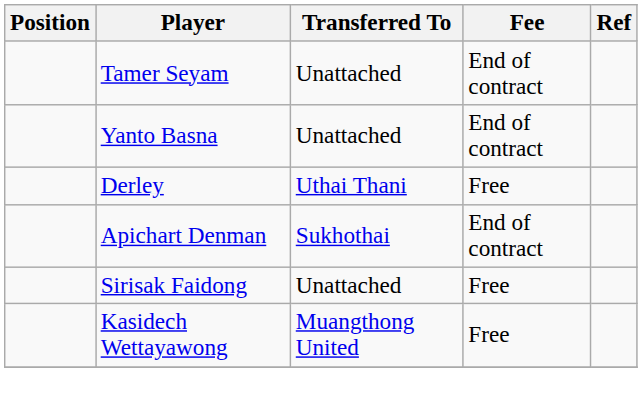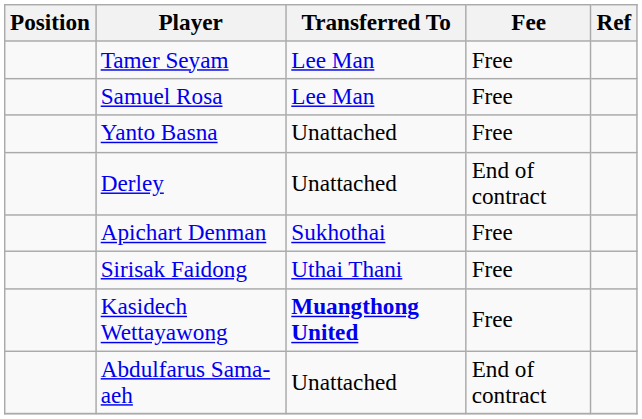(349, 72) Unattached -> (333, 59) Lee Man
(506, 72) End of contract -> (492, 59) Free
+ row: (162, 96)
(506, 135) End of contract -> (492, 133) Free
(351, 185) Uthai Thani -> (344, 183) Unattached
(489, 185) Free -> (509, 183) End of contract
(506, 235) End of contract -> (492, 232) Free
(349, 285) Unattached -> (347, 269) Uthai Thani
(355, 335) normal -> (355, 319) bold
+ row: (185, 382)
